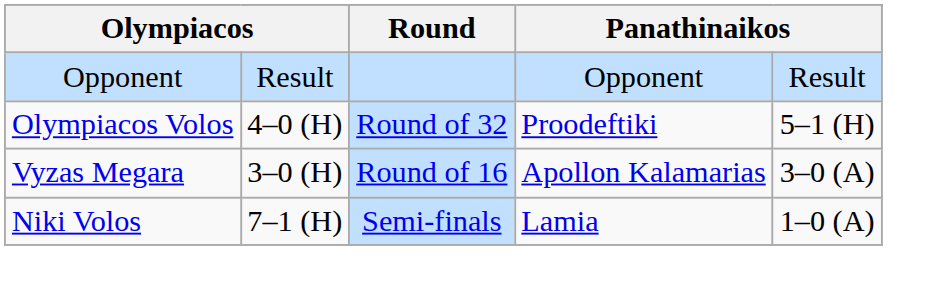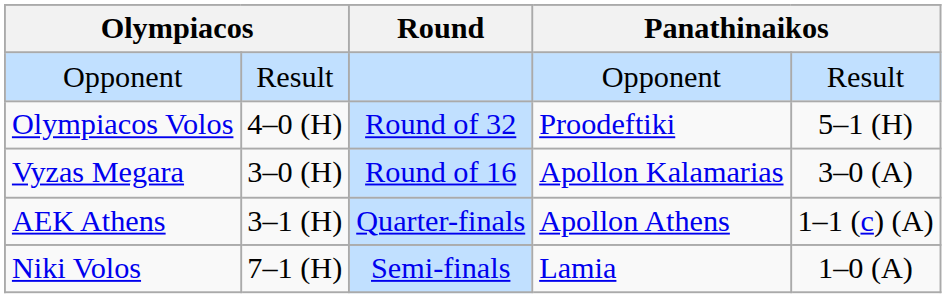+ row: (89, 220)
